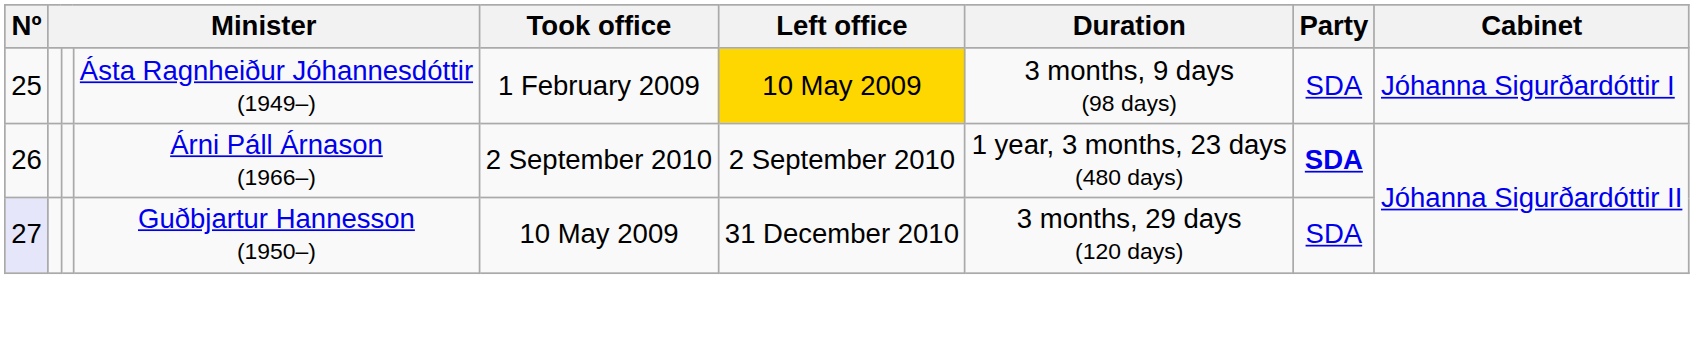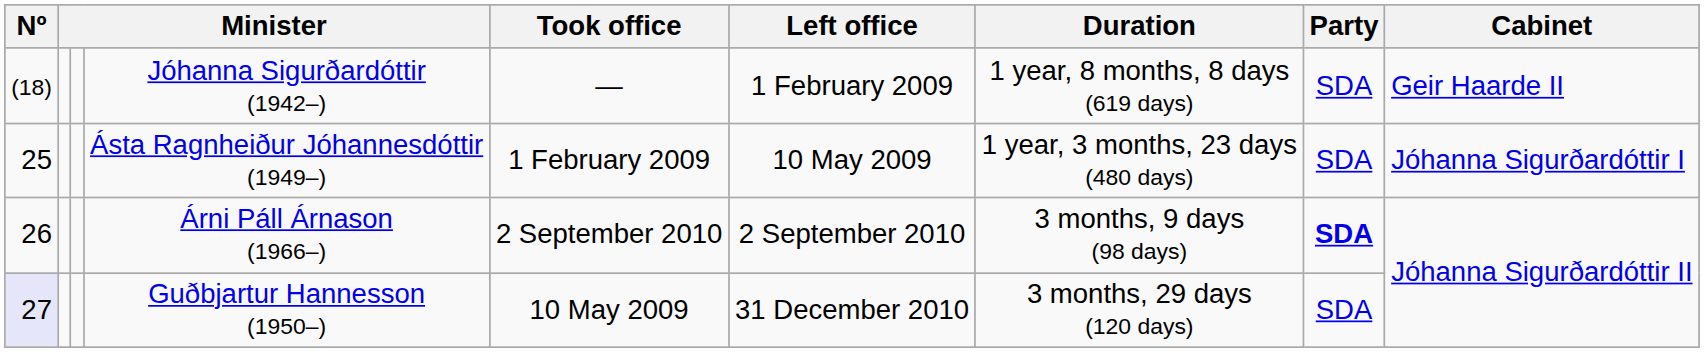+ row: (287, 85)
(842, 85) gold background -> (852, 160) no background
(1129, 85) 3 months, 9 days (98 days) -> (1139, 160) 1 year, 3 months, 23 days (480 days)
(1129, 160) 1 year, 3 months, 23 days (480 days) -> (1139, 234) 3 months, 9 days (98 days)
